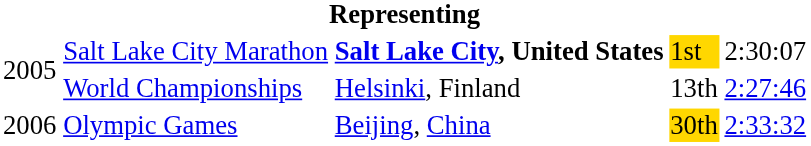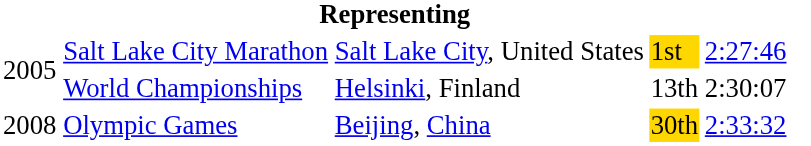(499, 51) bold -> (489, 51) normal
(765, 51) 2:30:07 -> (746, 51) 2:27:46
(765, 88) 2:27:46 -> (746, 88) 2:30:07
(30, 124) 2006 -> (30, 124) 2008
